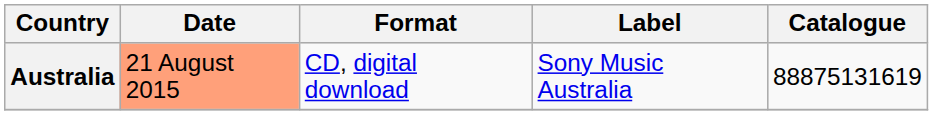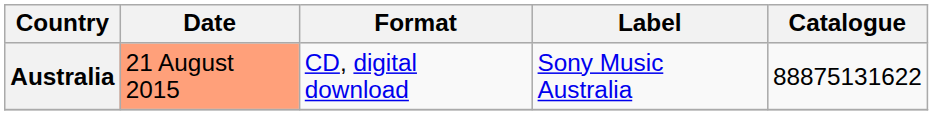(847, 76) 88875131619 -> (847, 76) 88875131622
